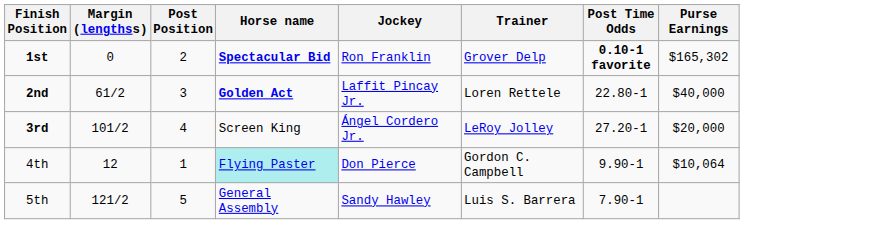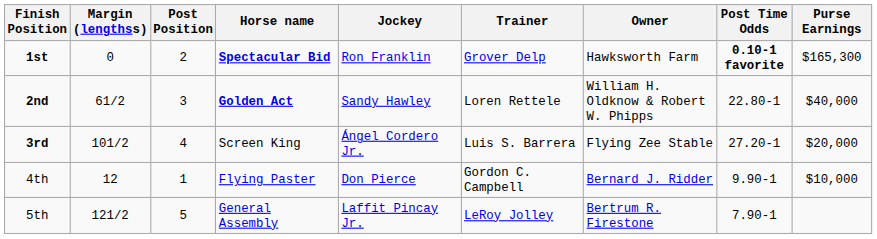+ column: (650, 22)
(699, 58) $165,302 -> (832, 58) $165,300
(390, 93) Laffit Pincay Jr. -> (386, 101) Sandy Hawley
(509, 129) LeRoy Jolley -> (520, 144) Luis S. Barrera
(267, 165) paleturquoise background -> (267, 180) no background
(699, 165) $10,064 -> (832, 180) $10,000
(386, 200) Sandy Hawley -> (390, 215) Laffit Pincay Jr.
(520, 200) Luis S. Barrera -> (509, 215) LeRoy Jolley
